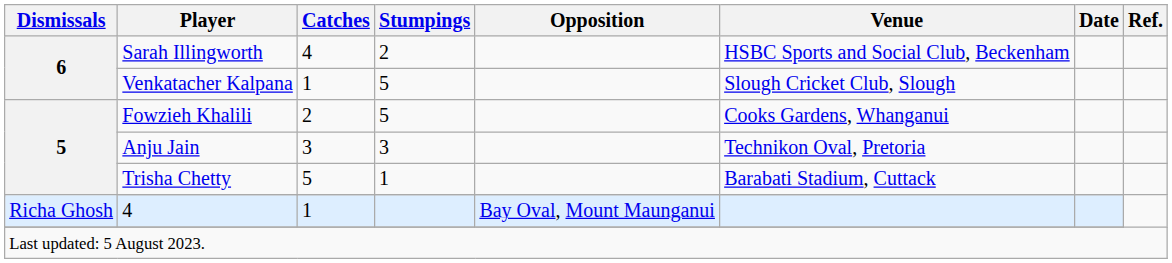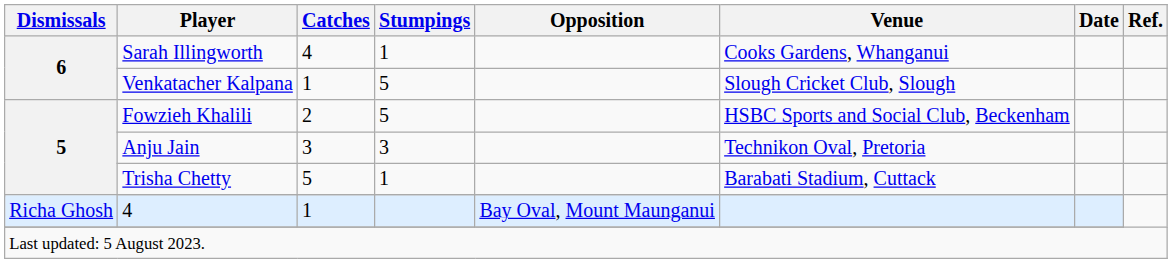(384, 52) 2 -> (384, 52) 1
(897, 52) HSBC Sports and Social Club, Beckenham -> (836, 52) Cooks Gardens, Whanganui
(836, 115) Cooks Gardens, Whanganui -> (897, 115) HSBC Sports and Social Club, Beckenham
